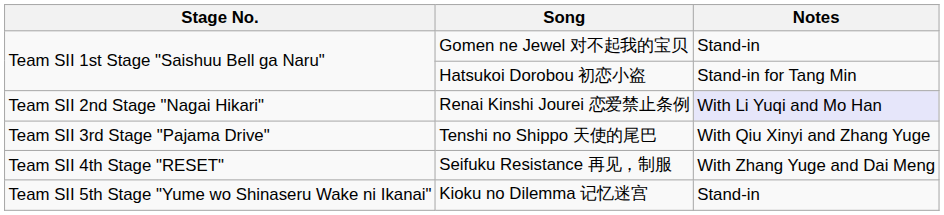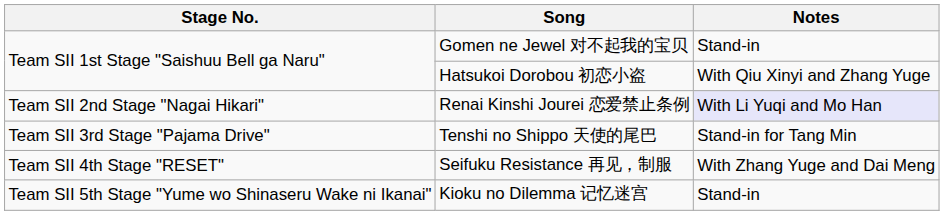(777, 75) Stand-in for Tang Min -> (814, 75) With Qiu Xinyi and Zhang Yuge
(814, 135) With Qiu Xinyi and Zhang Yuge -> (777, 135) Stand-in for Tang Min
